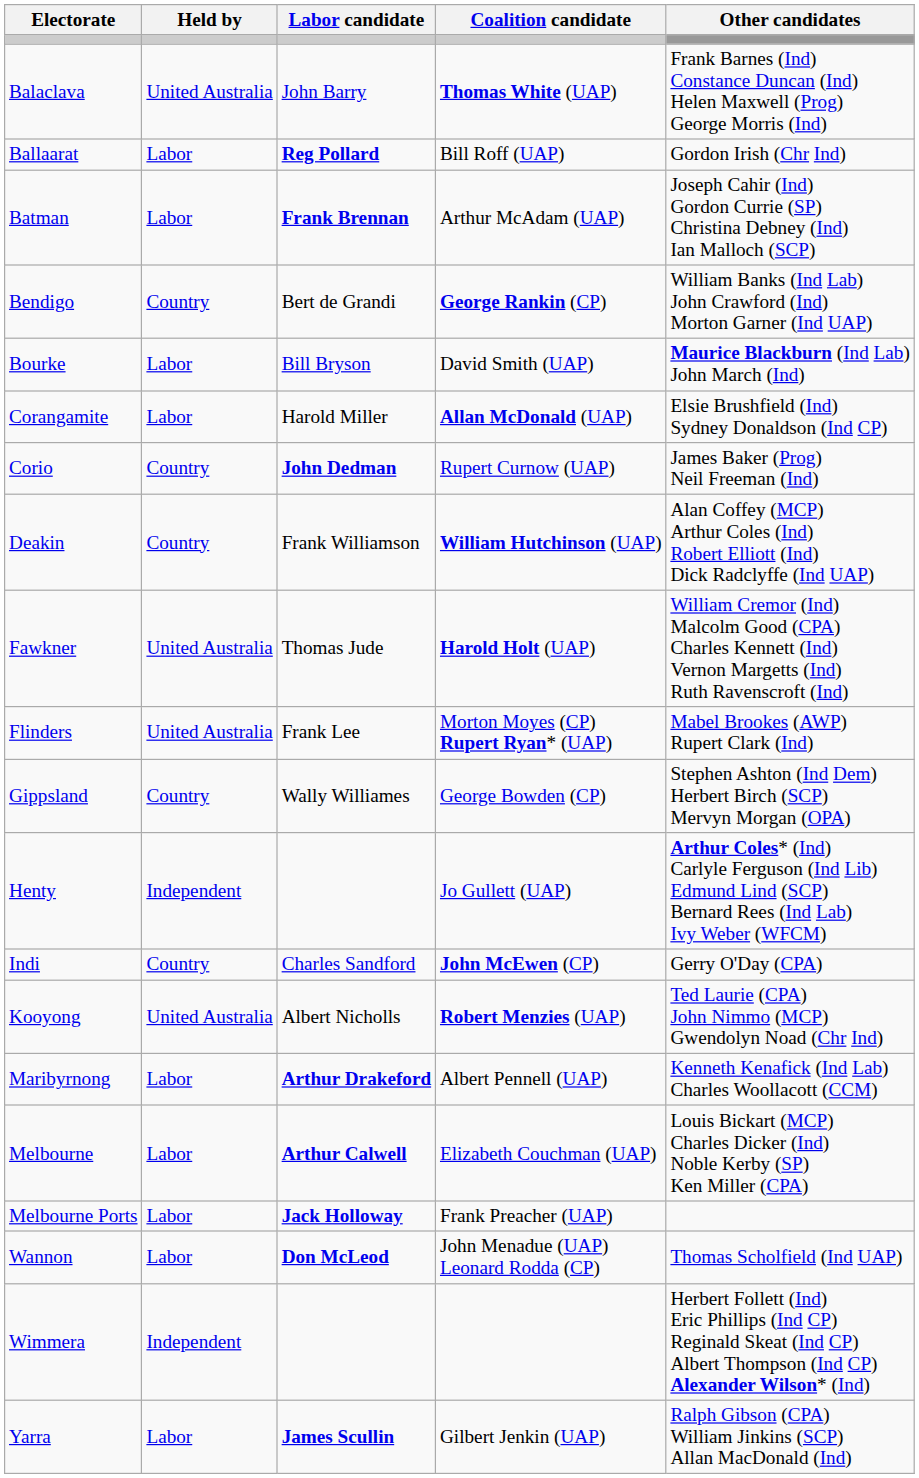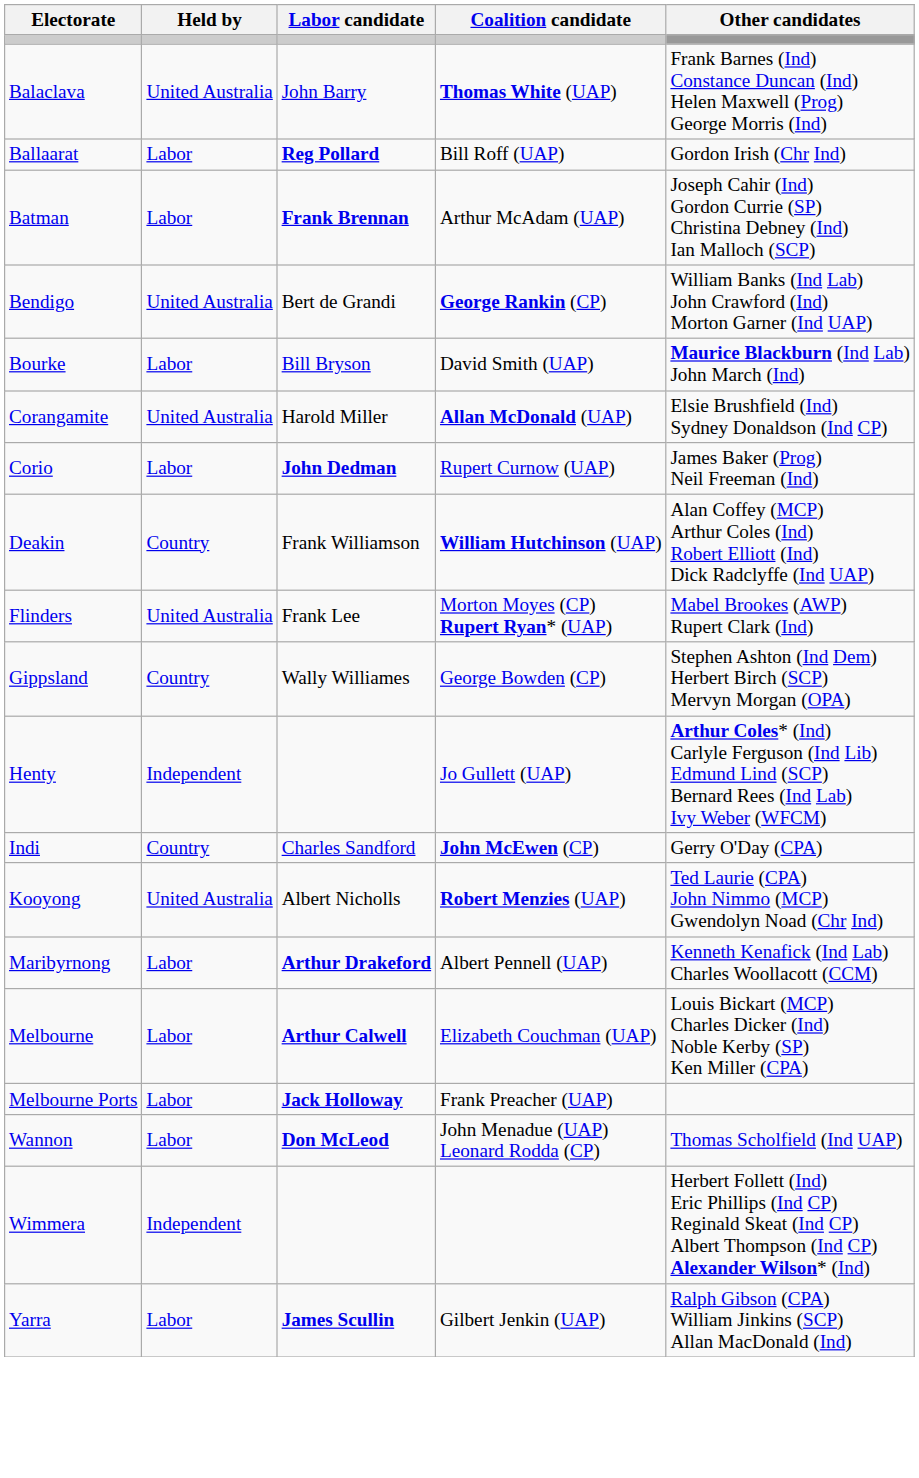(178, 301) Country -> (210, 301) United Australia
(169, 416) Labor -> (210, 416) United Australia
(178, 468) Country -> (169, 468) Labor
- row: (43, 648)
